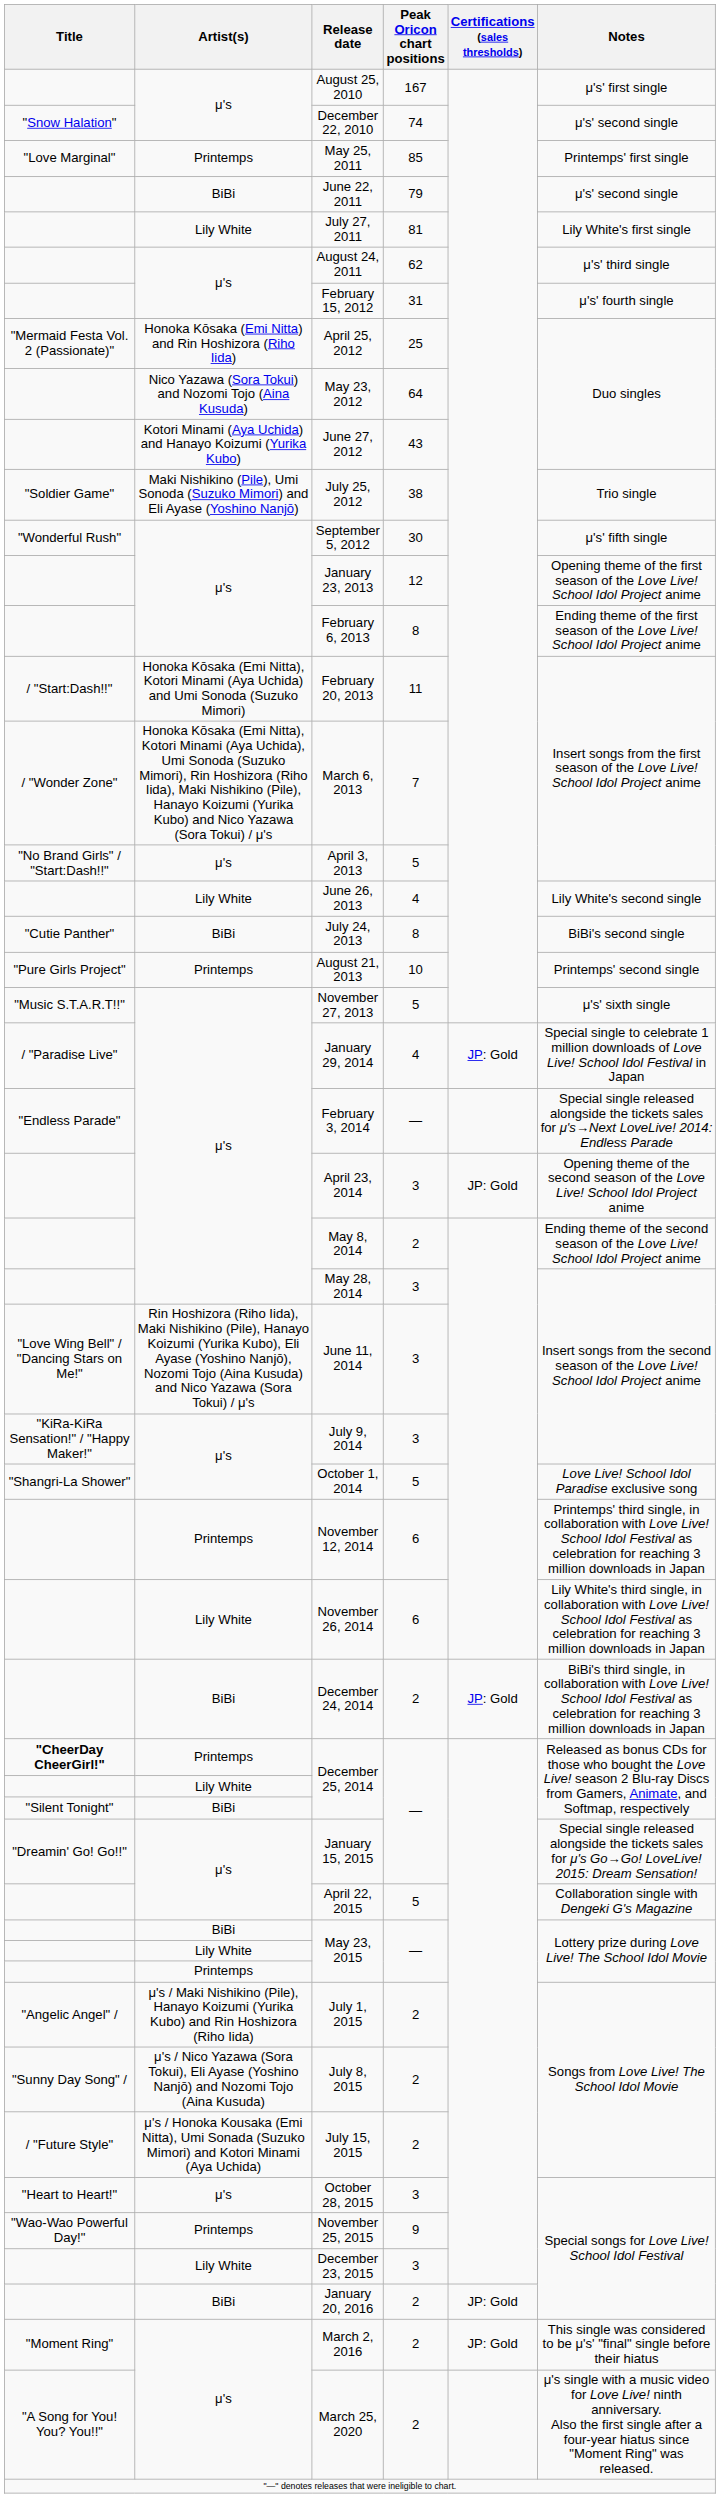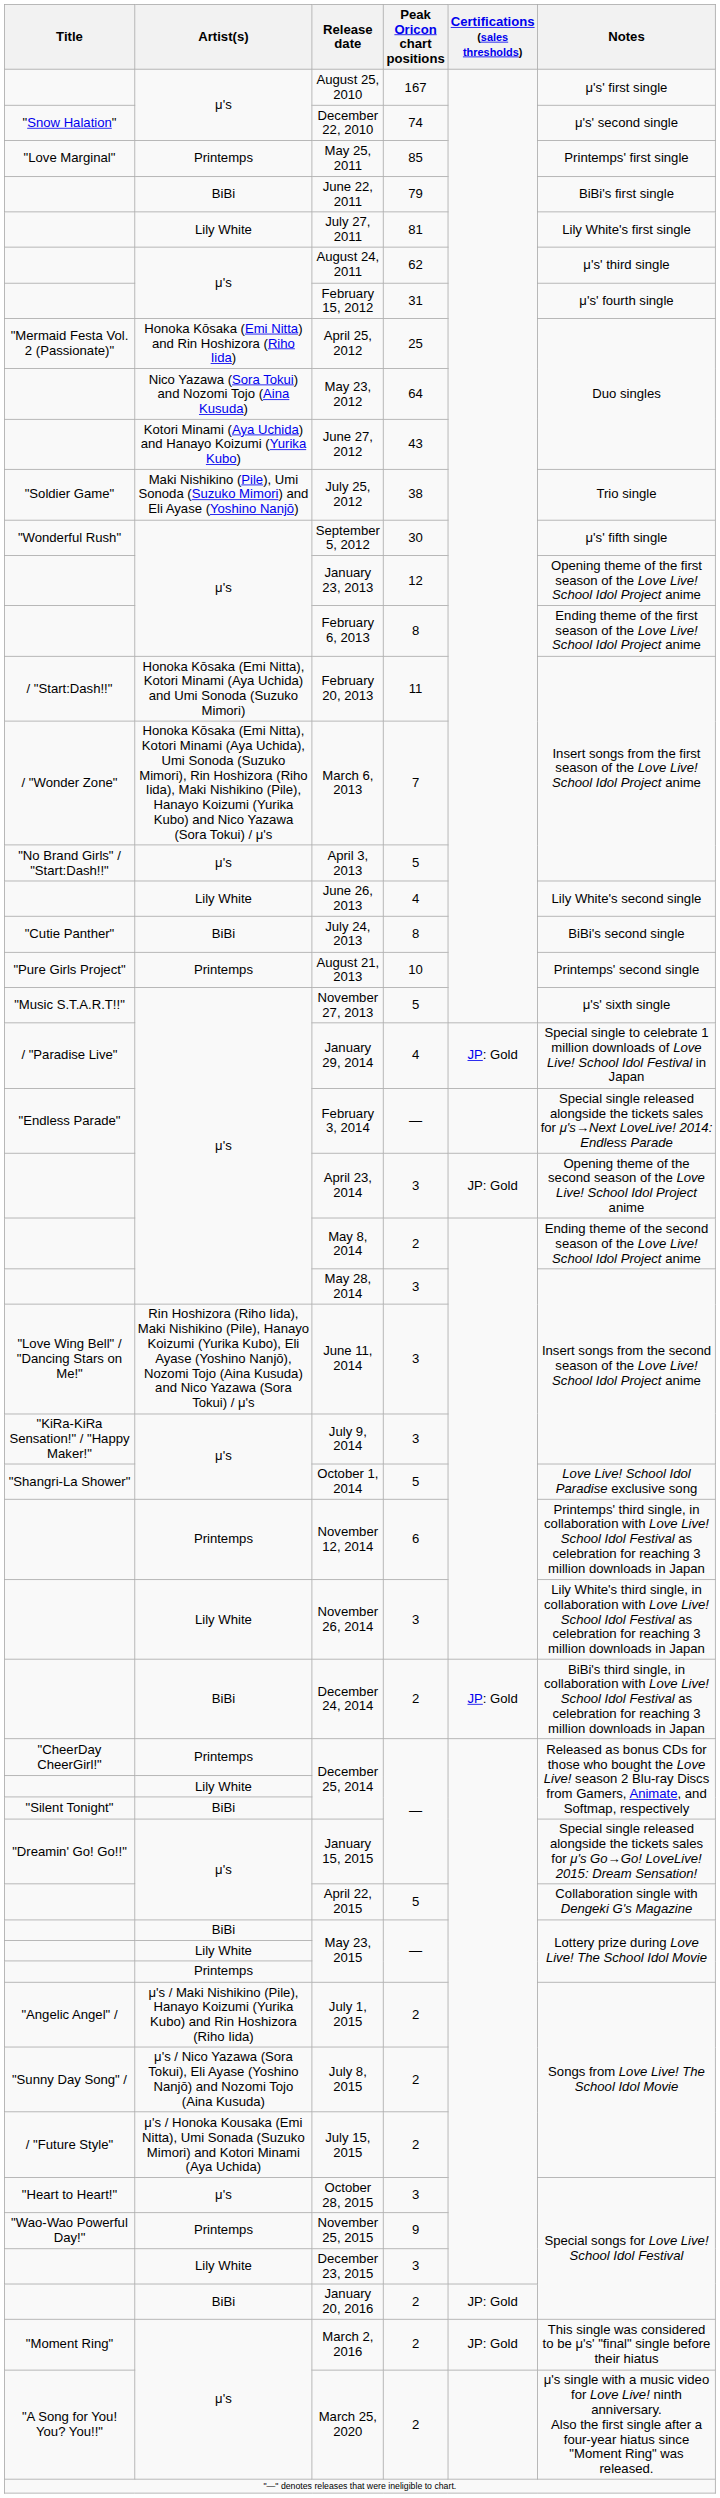(626, 194) μ's' second single -> (626, 194) BiBi's first single
(416, 1619) 6 -> (416, 1619) 3
(69, 1757) bold -> (69, 1757) normal
